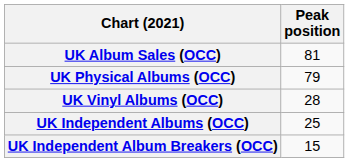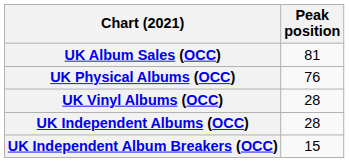(312, 77) 79 -> (312, 77) 76
(312, 123) 25 -> (312, 123) 28
